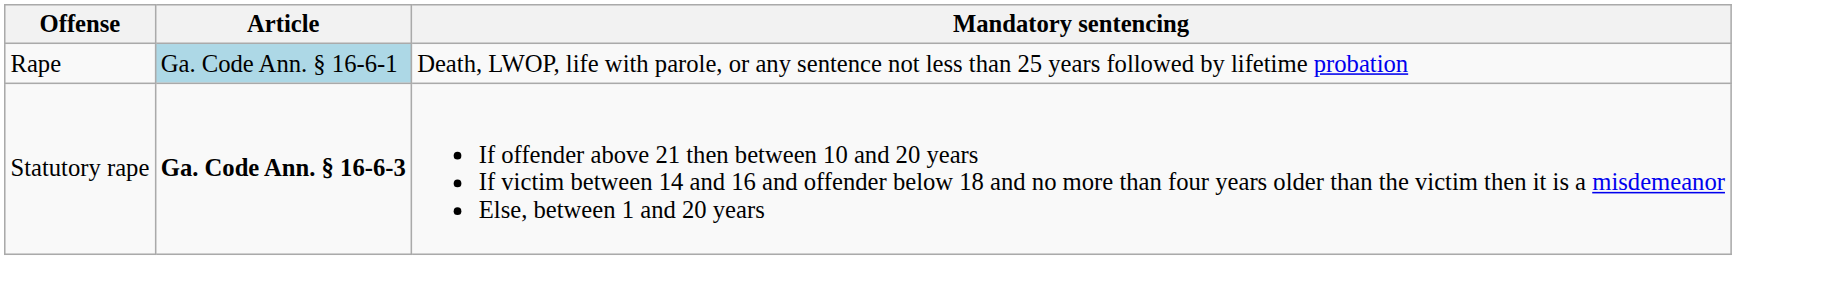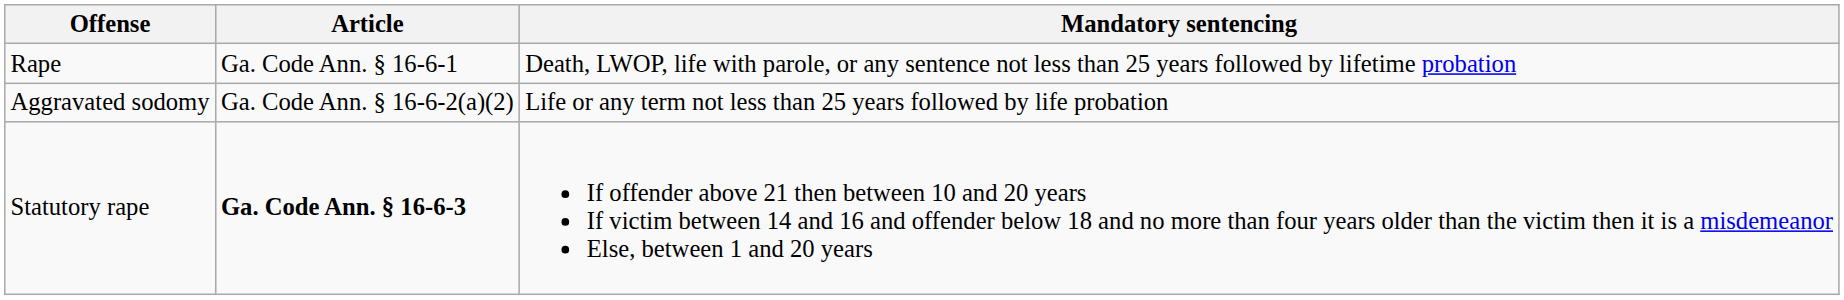(279, 63) lightblue background -> (339, 63) no background
+ row: (110, 102)
